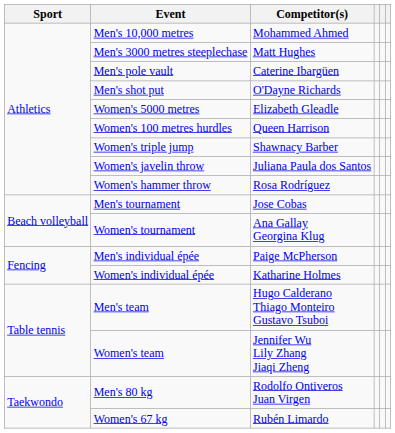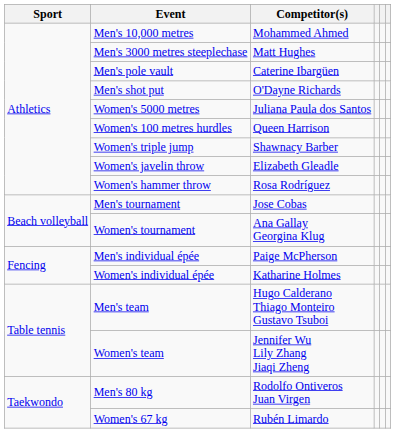(296, 109) Elizabeth Gleadle -> (312, 109) Juliana Paula dos Santos
(312, 166) Juliana Paula dos Santos -> (296, 166) Elizabeth Gleadle
